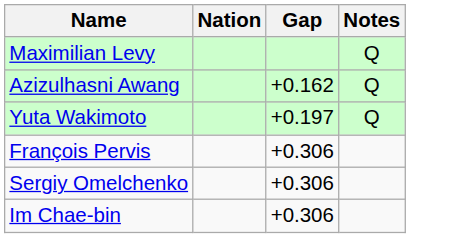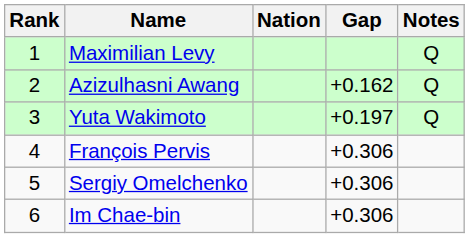+ column: (34, 20)
